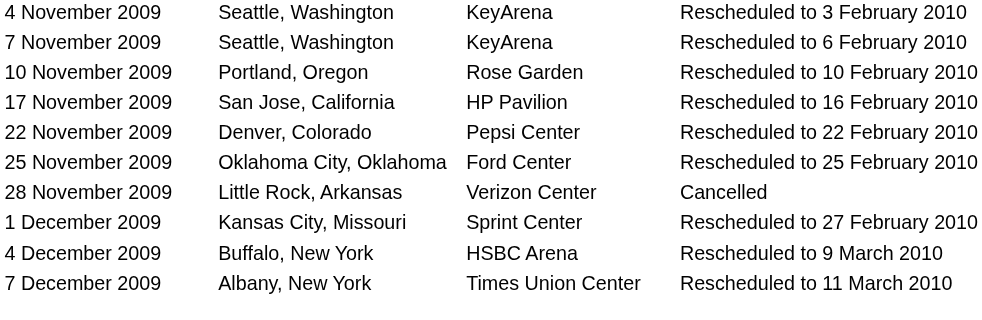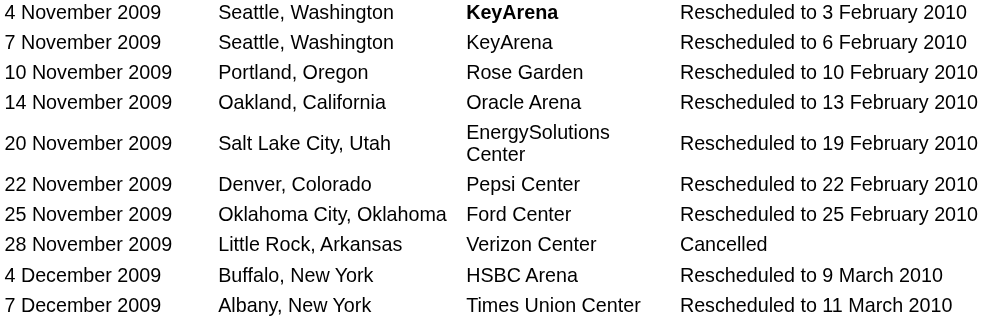(509, 12) normal -> (512, 12) bold
+ row: (88, 102)
- row: (88, 102)
+ row: (88, 143)
- row: (83, 223)
